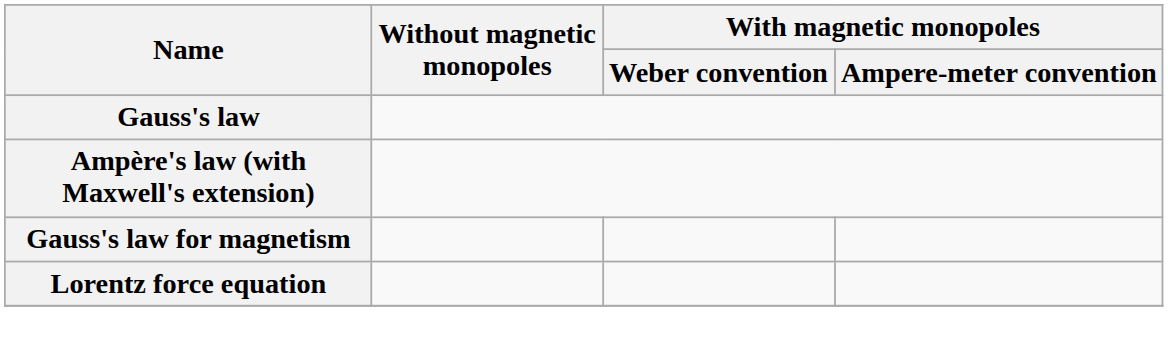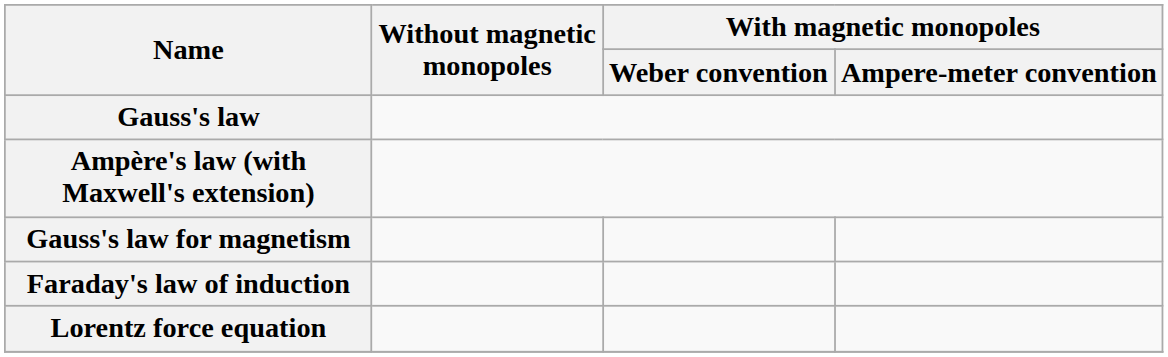+ row: (188, 283)
